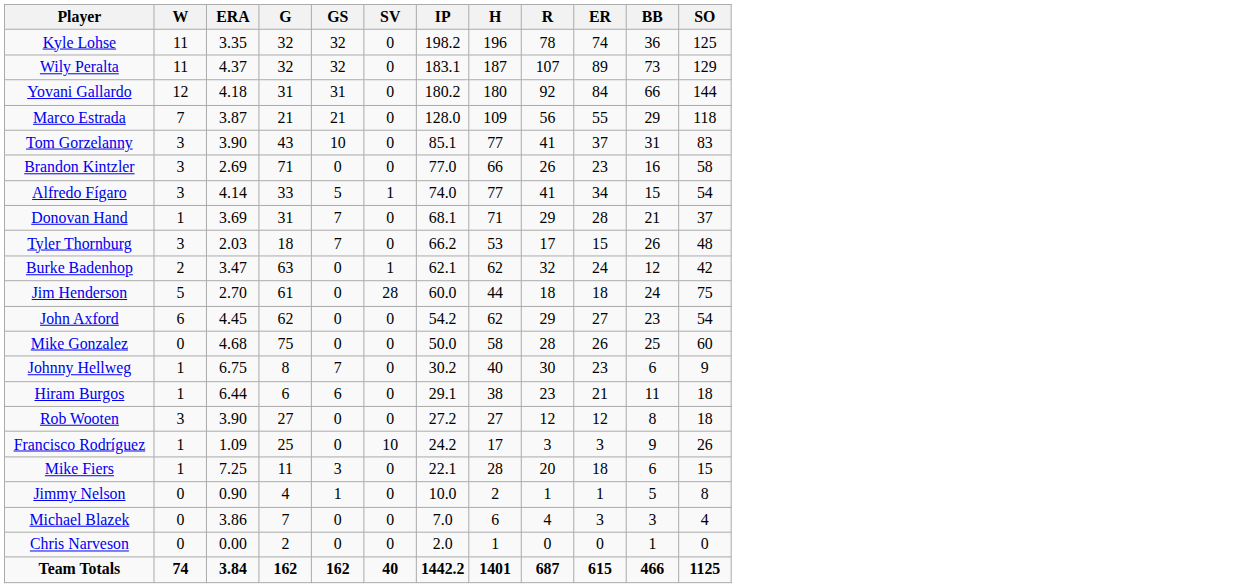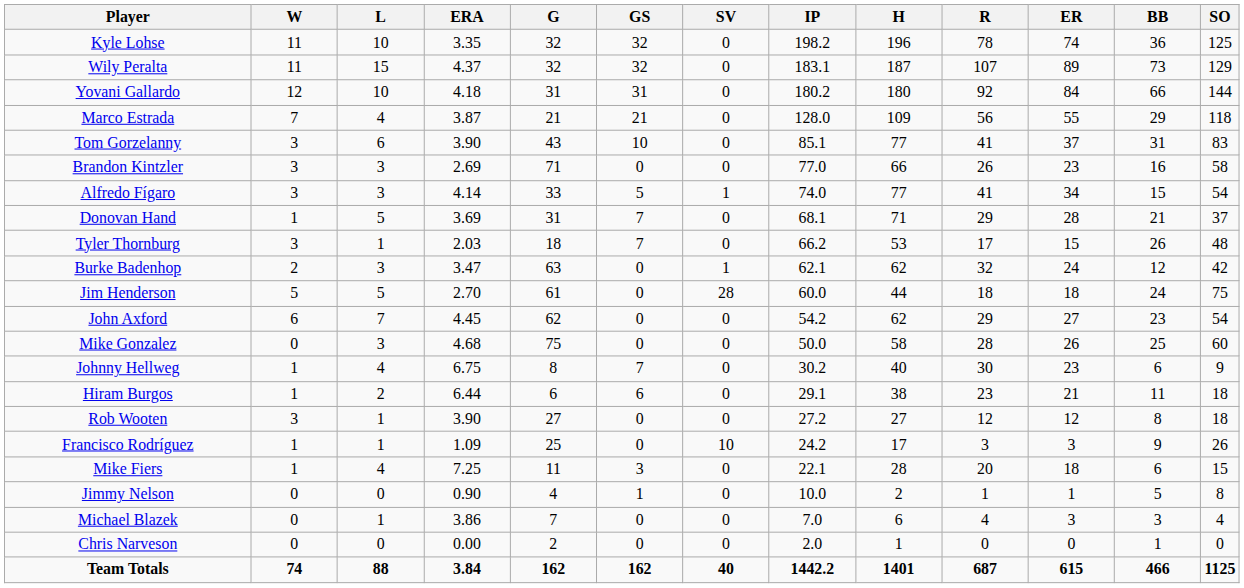+ column: (381, 17)
